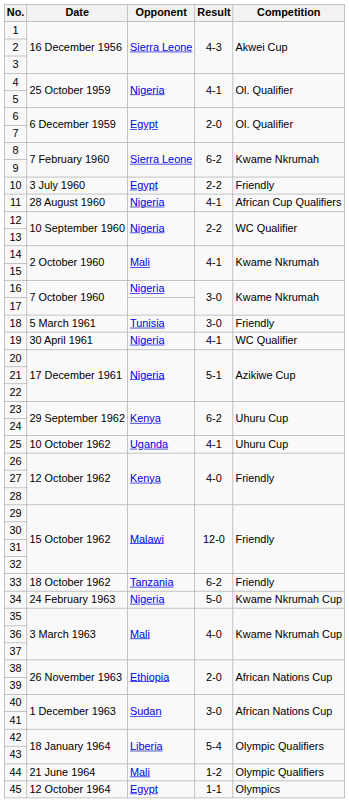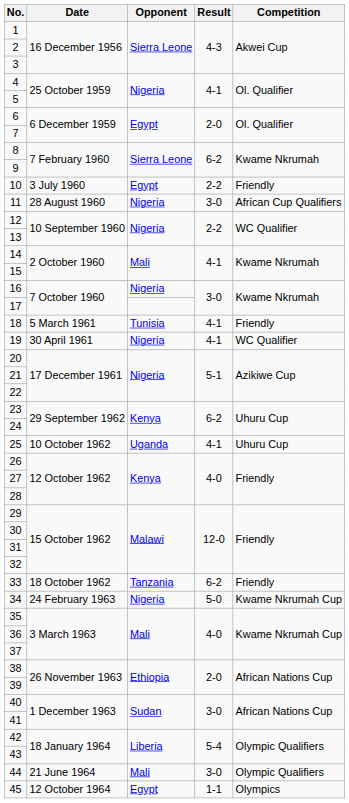(214, 202) 4-1 -> (214, 202) 3-0
(214, 323) 3-0 -> (214, 323) 4-1
(214, 772) 1-2 -> (214, 772) 3-0
